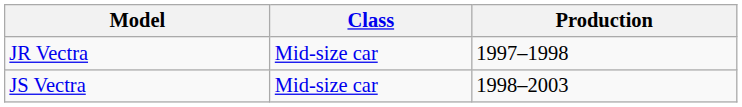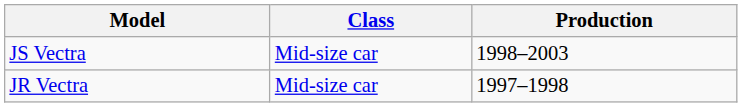rows swapped: (49, 53) <-> (48, 85)
